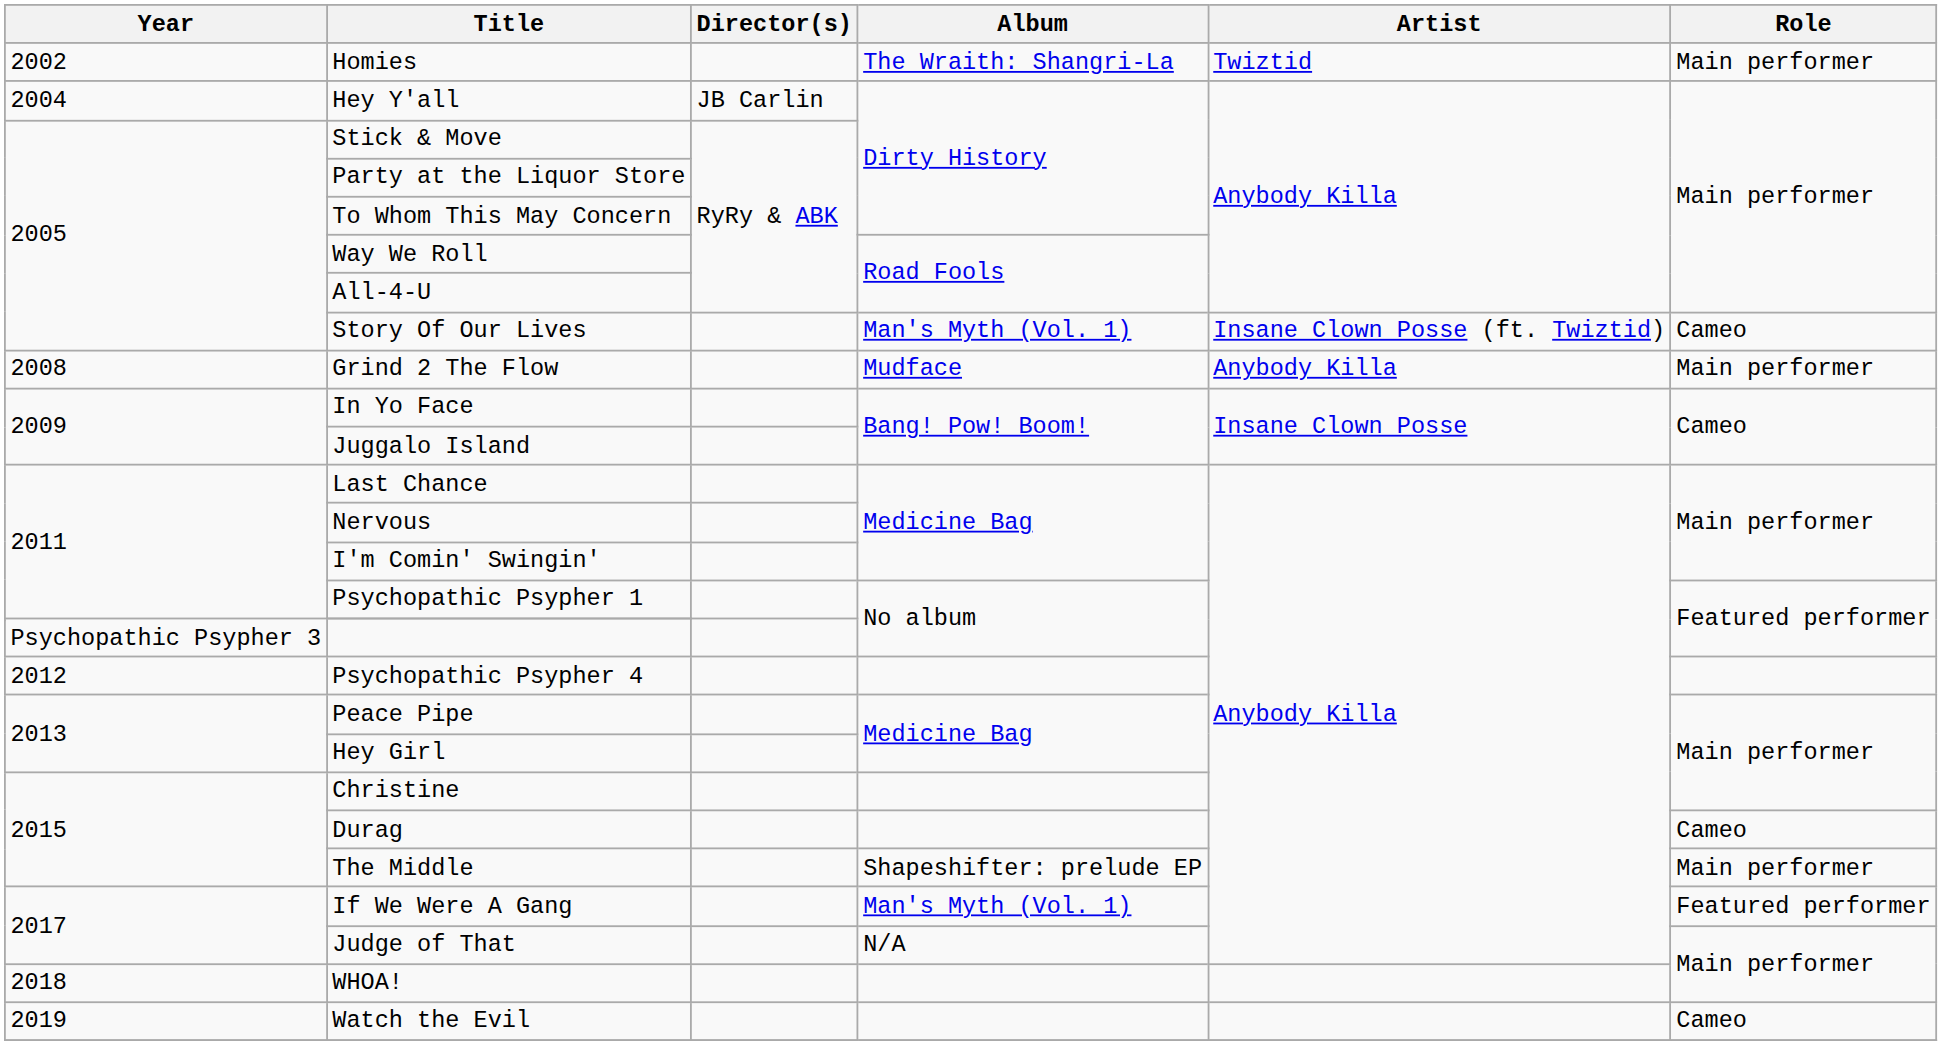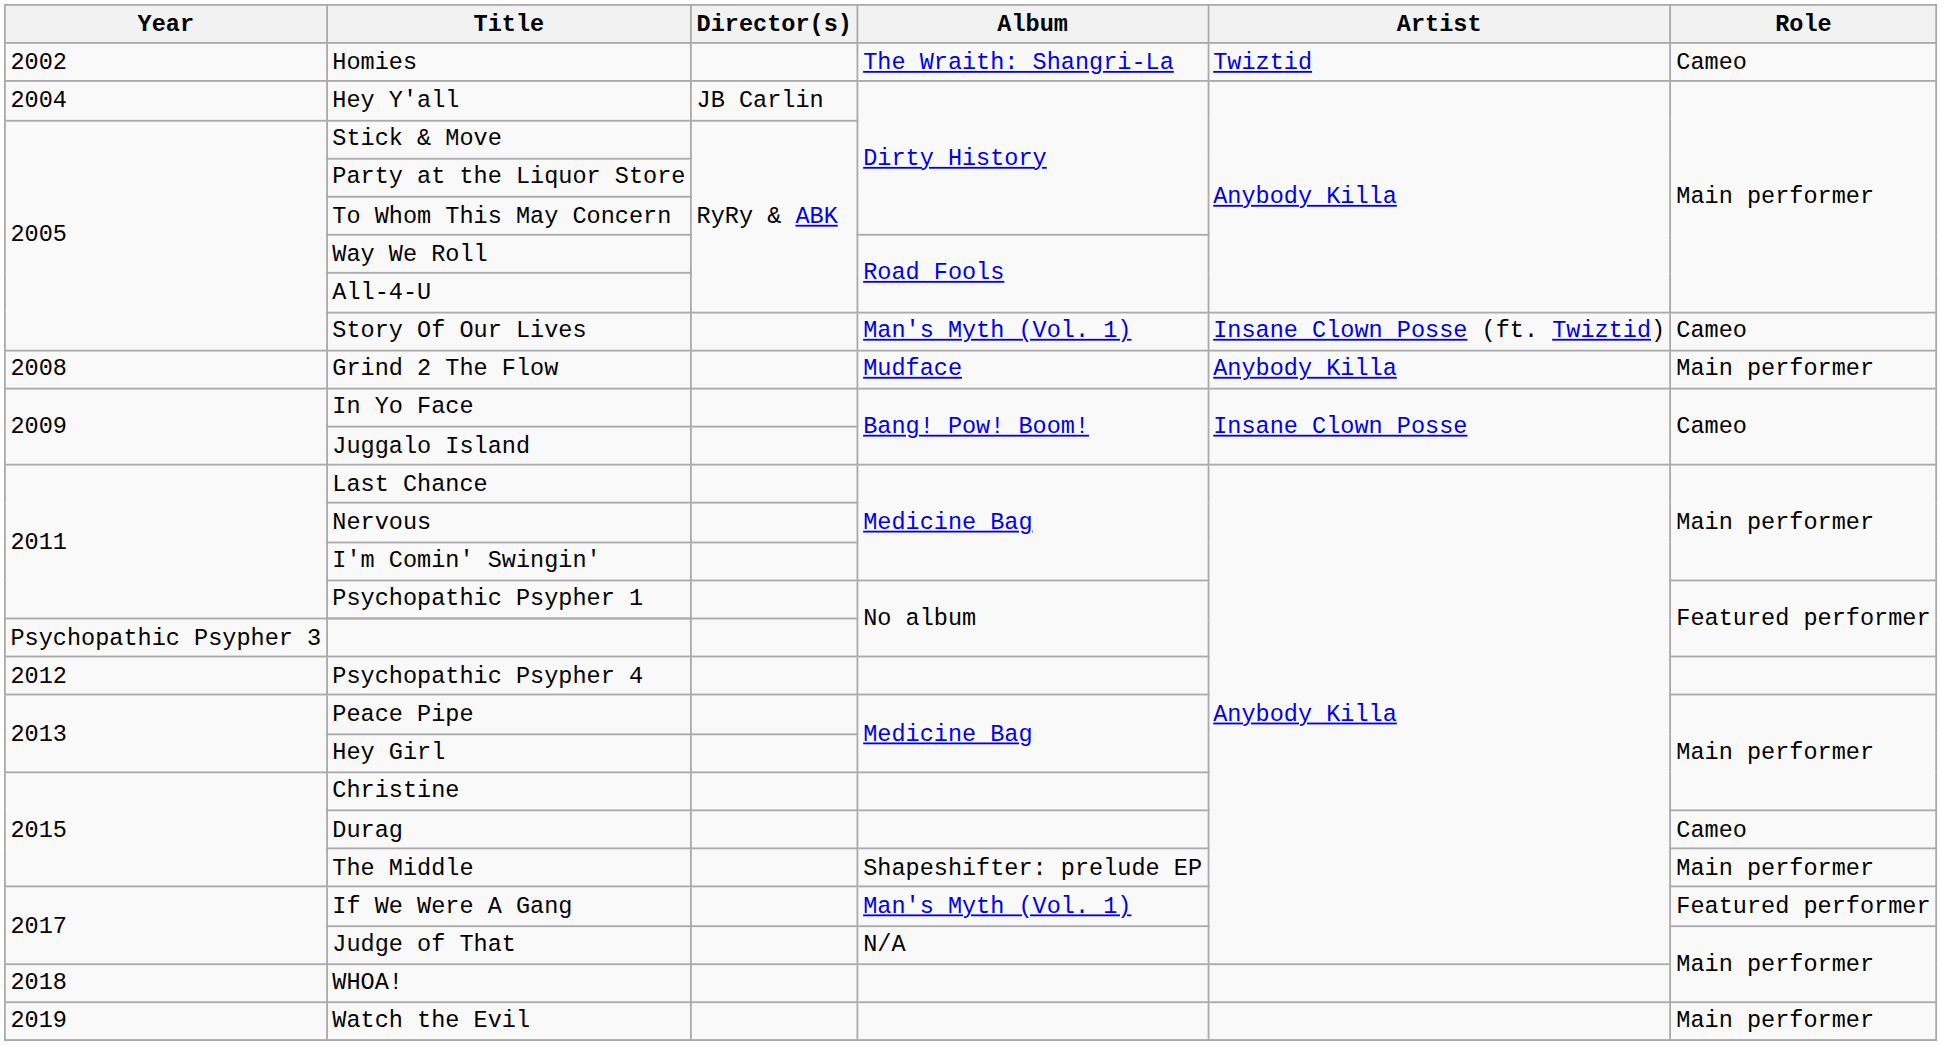(1775, 62) Main performer -> (1712, 62) Cameo
(1712, 1021) Cameo -> (1775, 1021) Main performer
